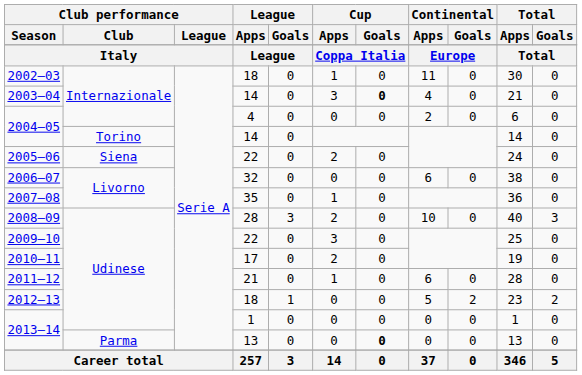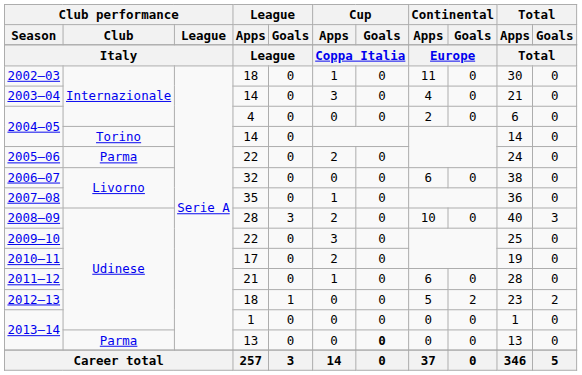(382, 96) bold -> (382, 96) normal
(119, 157) Siena -> (119, 157) Parma
